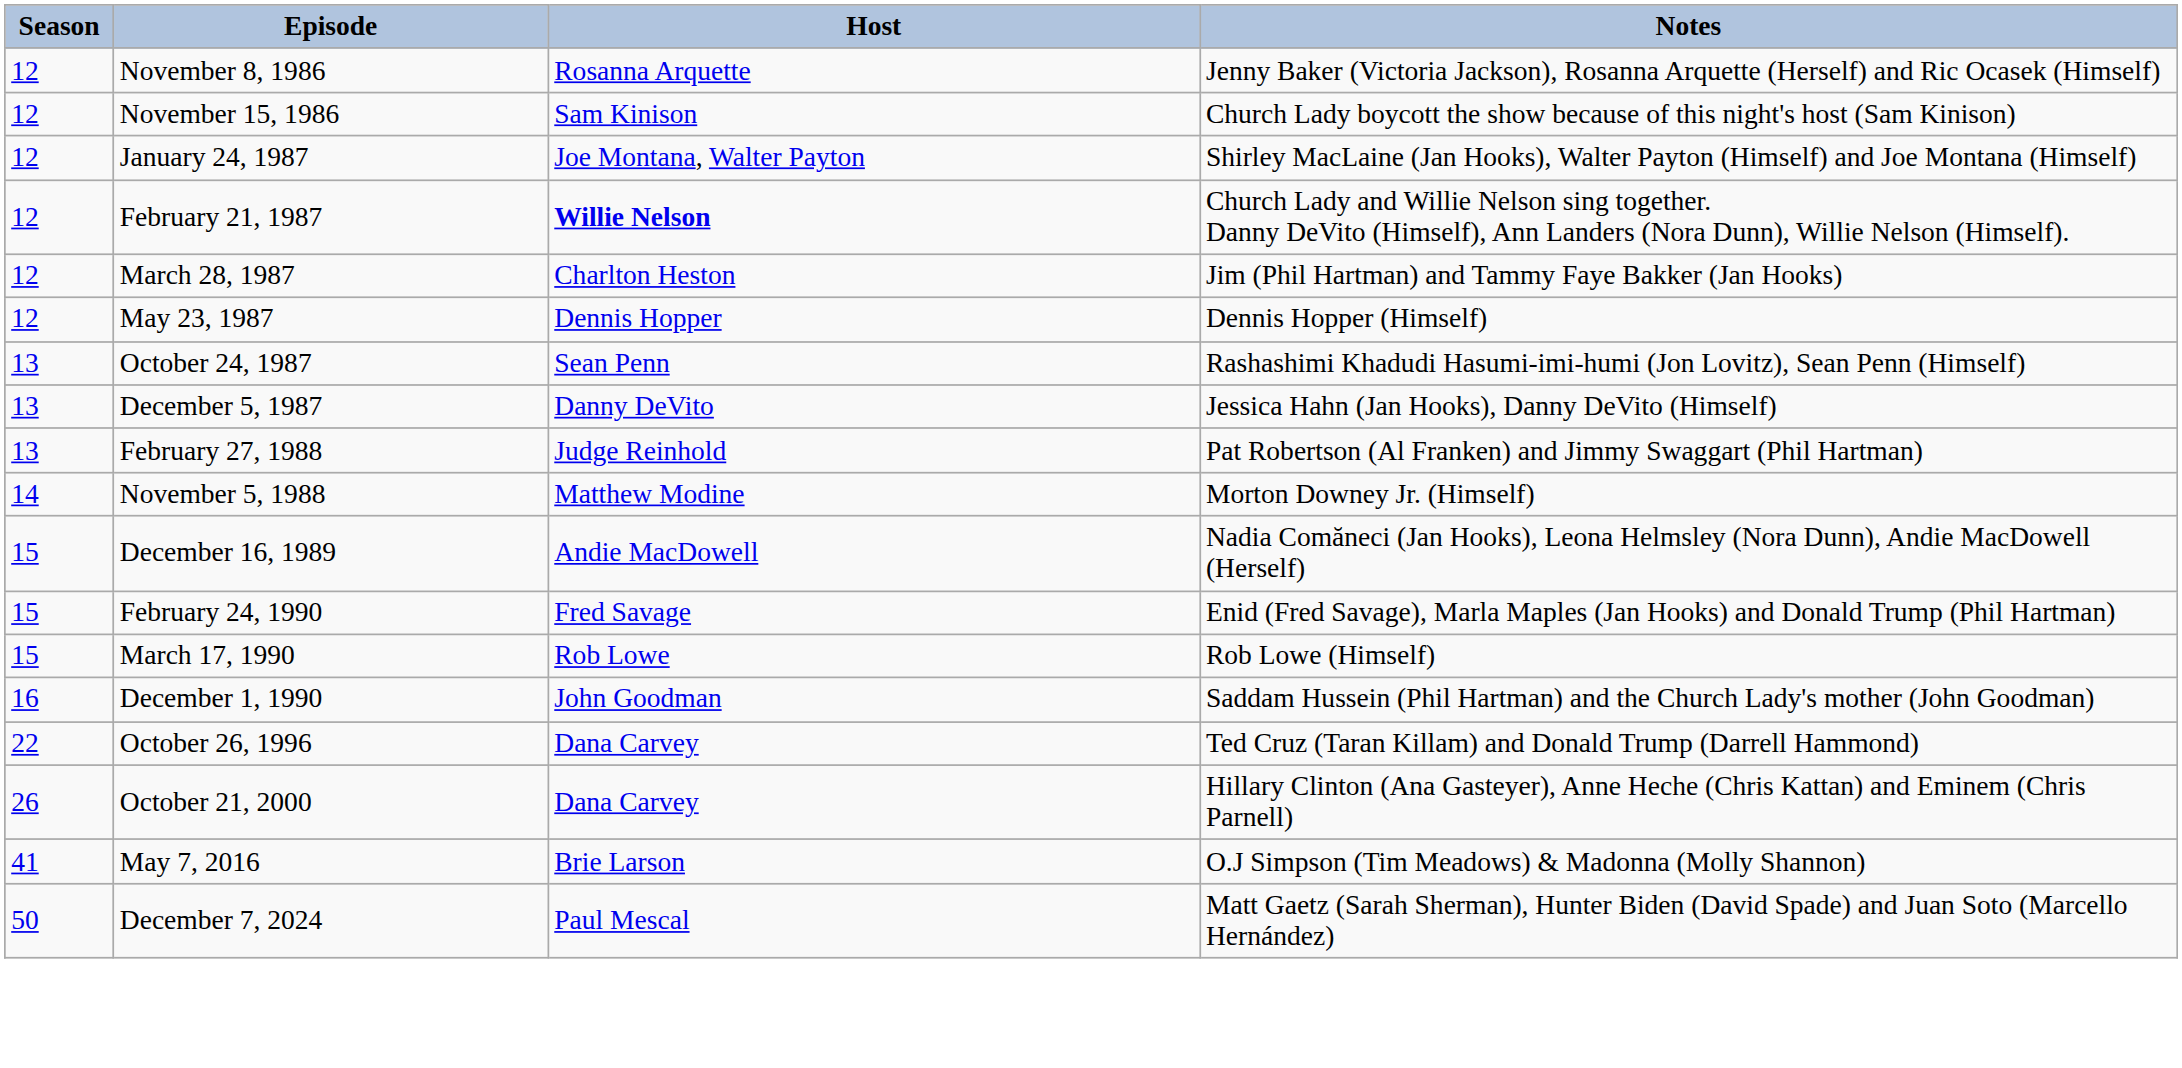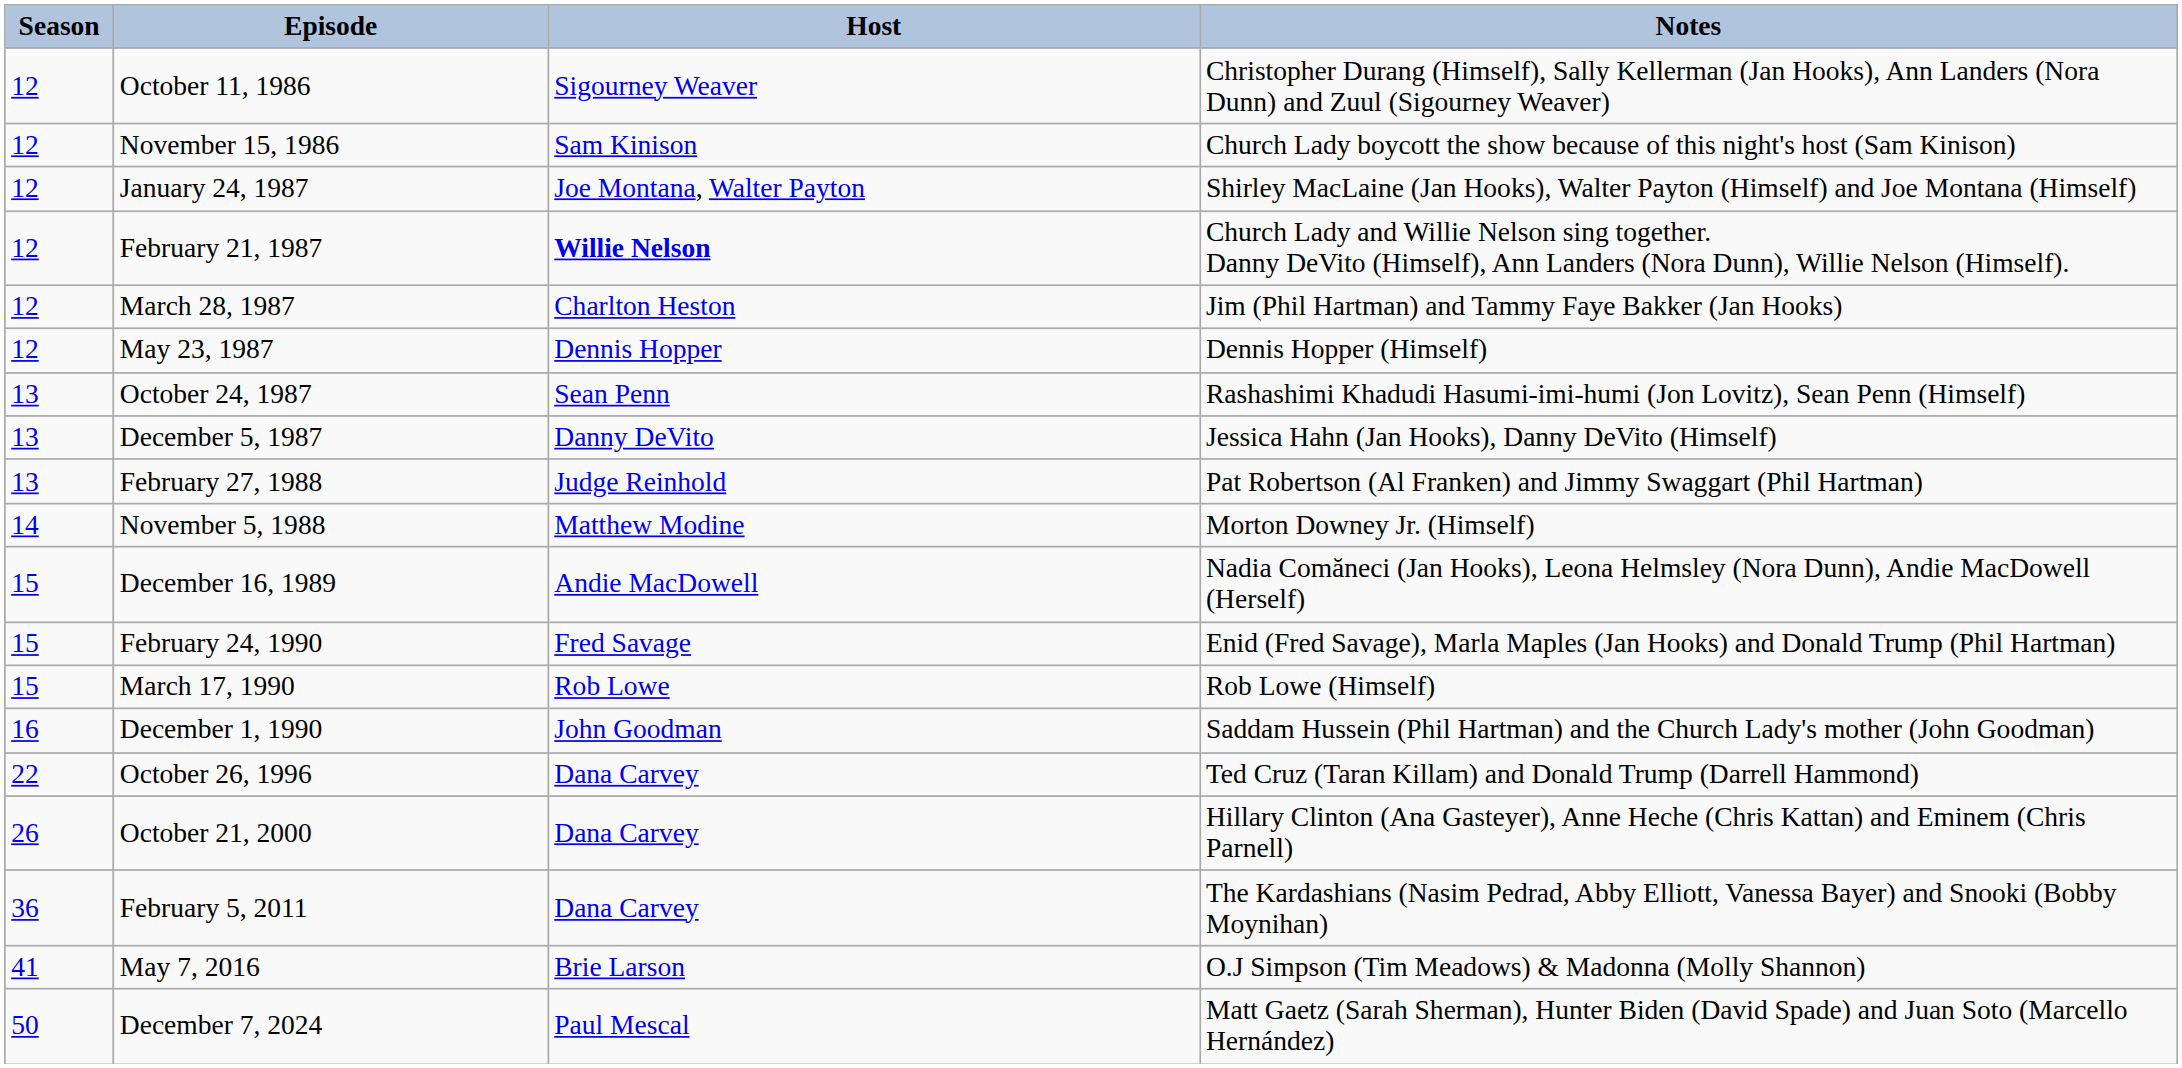+ row: (215, 85)
- row: (223, 69)
+ row: (214, 907)
